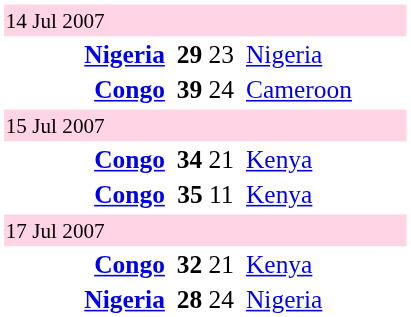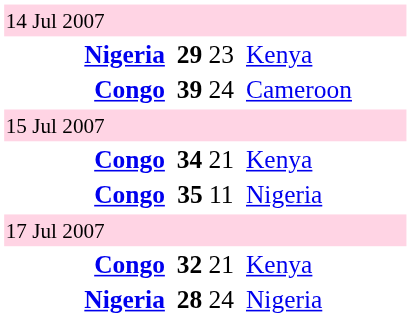(284, 55) Nigeria -> (279, 55) Kenya
(279, 195) Kenya -> (284, 195) Nigeria
